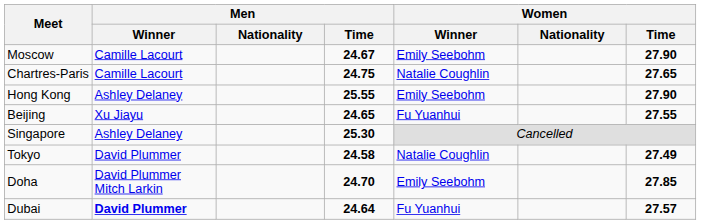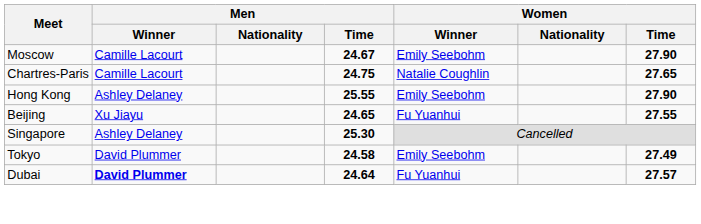(443, 154) Natalie Coughlin -> (441, 154) Emily Seebohm
- row: (22, 182)
